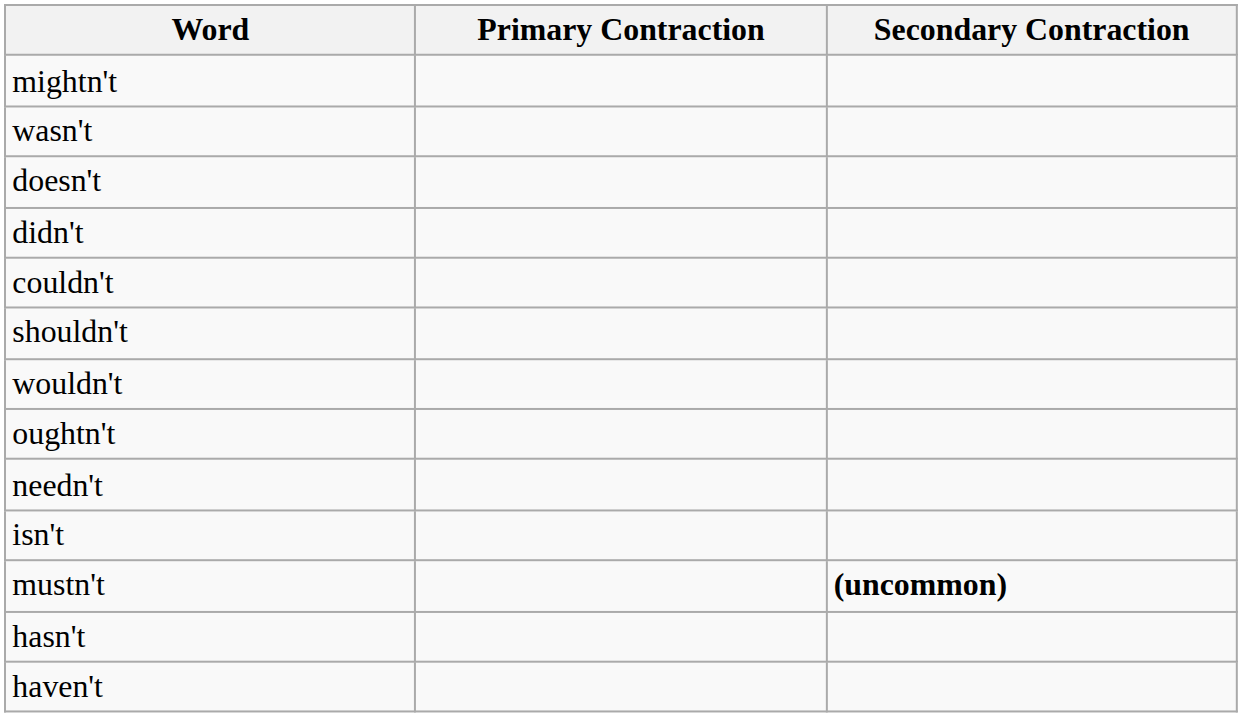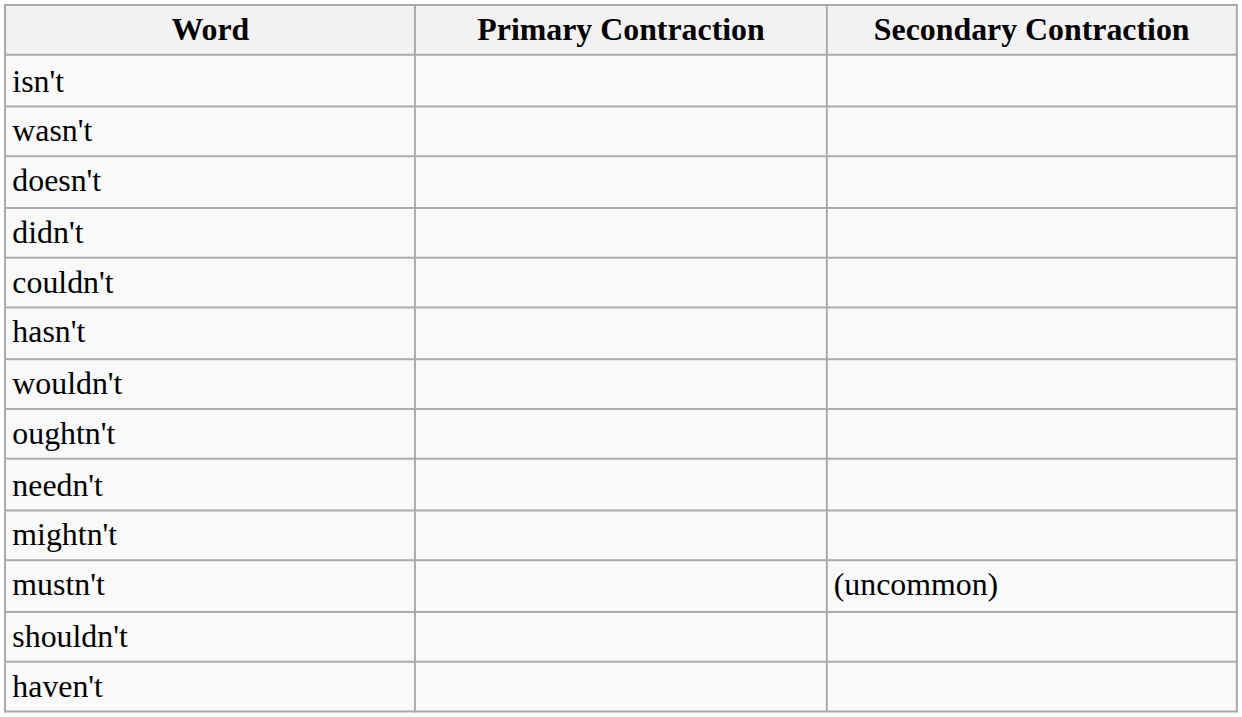rows swapped: (38, 534) <-> (65, 80)
rows swapped: (70, 332) <-> (49, 635)
(920, 585) bold -> (916, 585) normal
